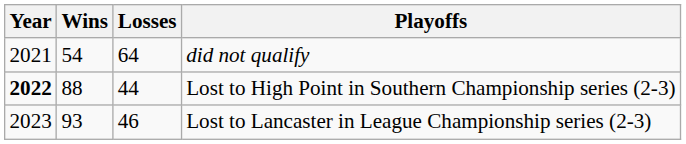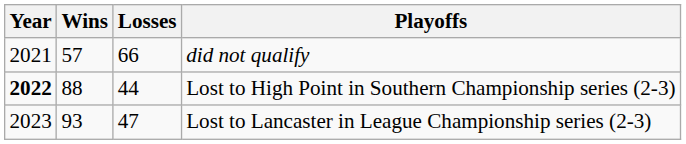(72, 54) 54 -> (72, 54) 57
(128, 54) 64 -> (128, 54) 66
(128, 121) 46 -> (128, 121) 47
